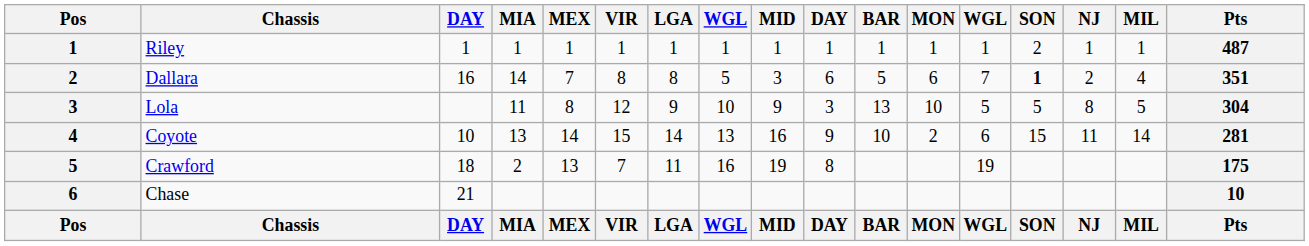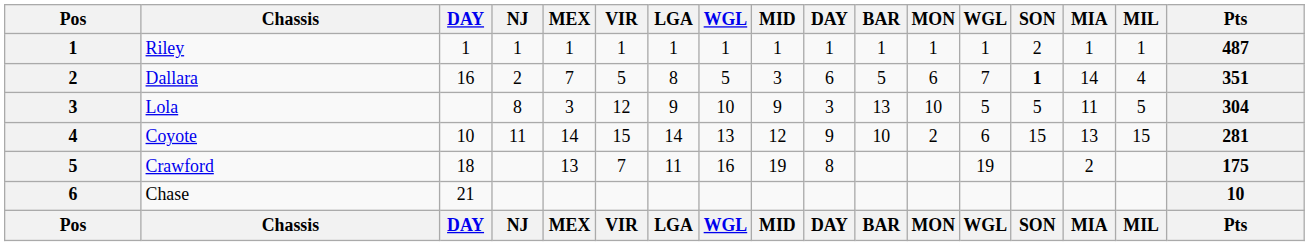columns swapped: (518, 18) <-> (1089, 18)
(621, 77) 8 -> (621, 77) 5
(570, 106) 8 -> (570, 106) 3
(777, 136) 16 -> (777, 136) 12
(1141, 136) 14 -> (1141, 136) 15
